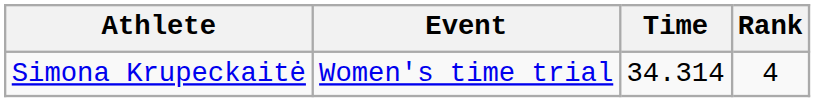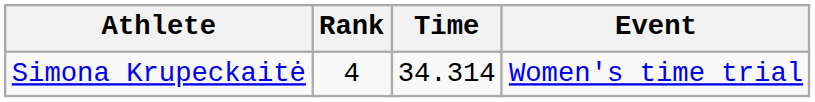columns swapped: (466, 28) <-> (770, 28)
